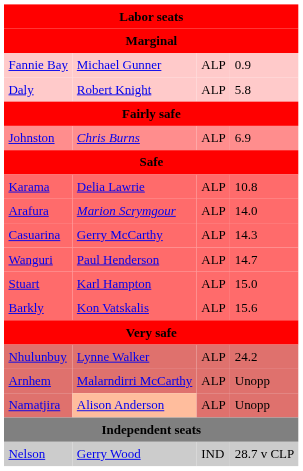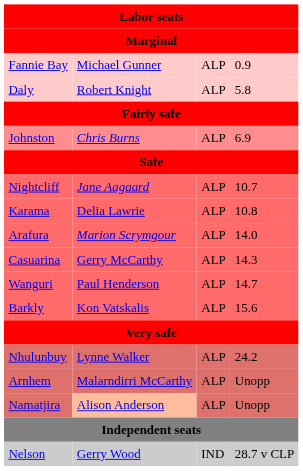+ row: (34, 186)
- row: (24, 283)
